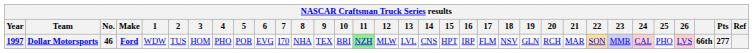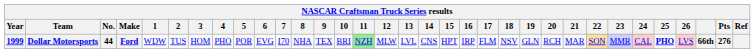(15, 41) 1997 -> (15, 41) 1999
(109, 41) 46 -> (109, 41) 44
(664, 41) normal -> (665, 41) bold
(723, 41) 277 -> (724, 41) 276
